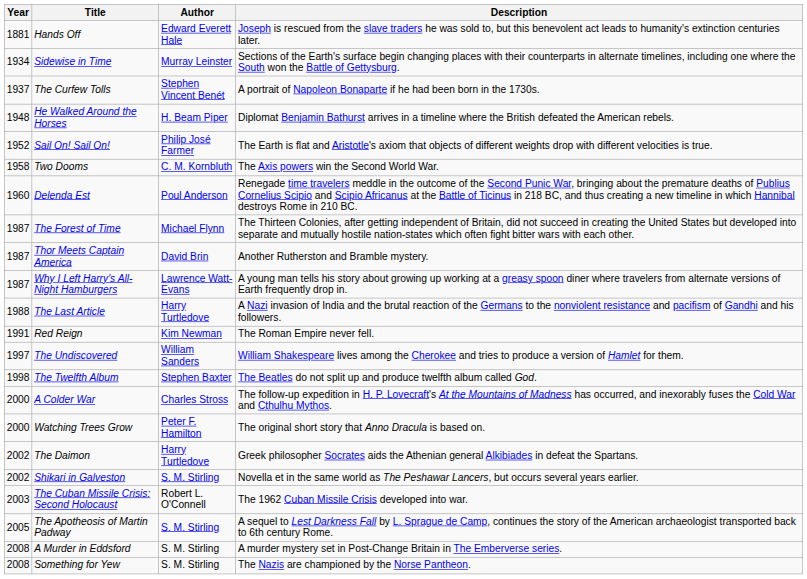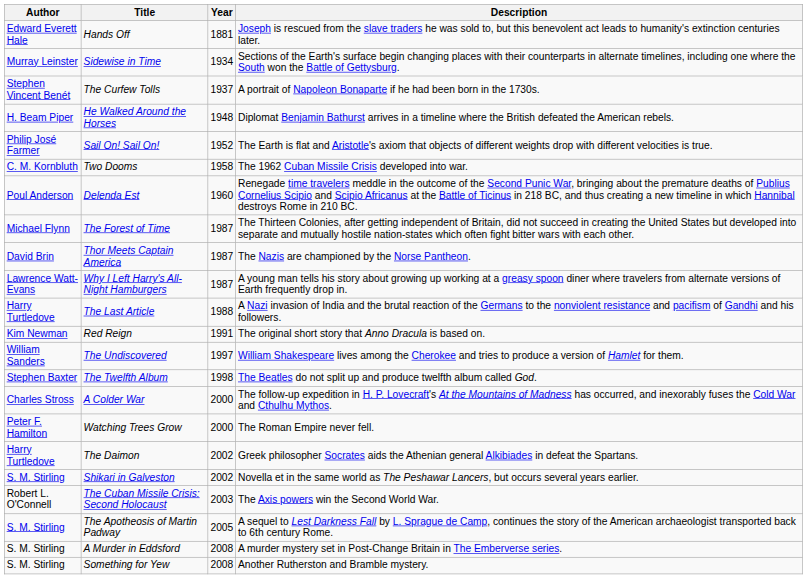columns swapped: (18, 12) <-> (197, 12)
(338, 167) The Axis powers win the Second World War. -> (353, 167) The 1962 Cuban Missile Crisis developed into war.
(333, 256) Another Rutherston and Bramble mystery. -> (354, 256) The Nazis are championed by the Norse Pantheon.
(306, 334) The Roman Empire never fell. -> (361, 334) The original short story that Anno Dracula is based on.
(361, 427) The original short story that Anno Dracula is based on. -> (306, 427) The Roman Empire never fell.
(353, 499) The 1962 Cuban Missile Crisis developed into war. -> (338, 499) The Axis powers win the Second World War.
(354, 565) The Nazis are championed by the Norse Pantheon. -> (333, 565) Another Rutherston and Bramble mystery.
